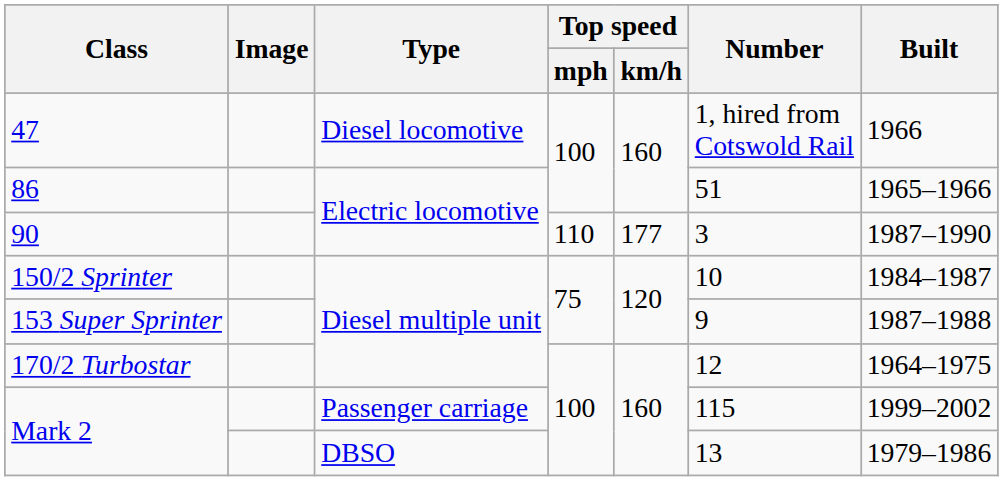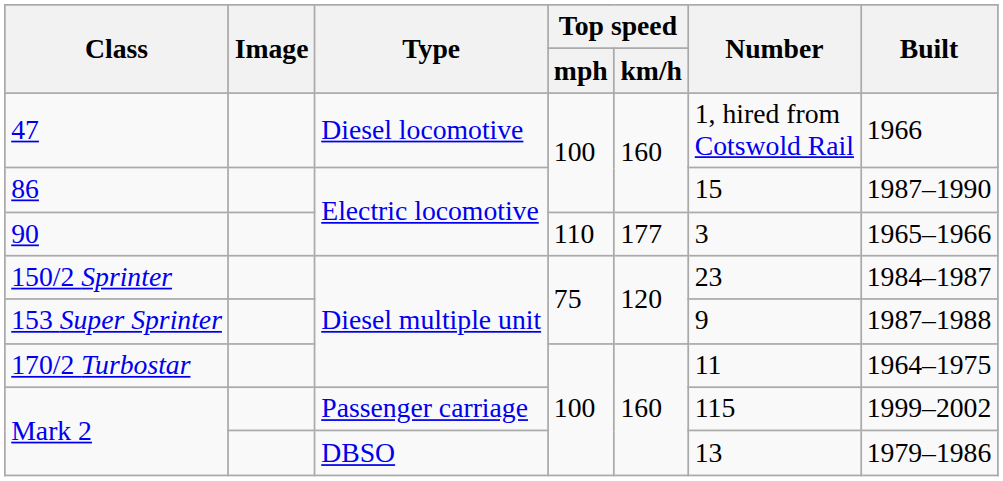(709, 189) 51 -> (709, 189) 15
(929, 189) 1965–1966 -> (929, 189) 1987–1990
(929, 233) 1987–1990 -> (929, 233) 1965–1966
(709, 277) 10 -> (709, 277) 23
(709, 364) 12 -> (708, 364) 11
